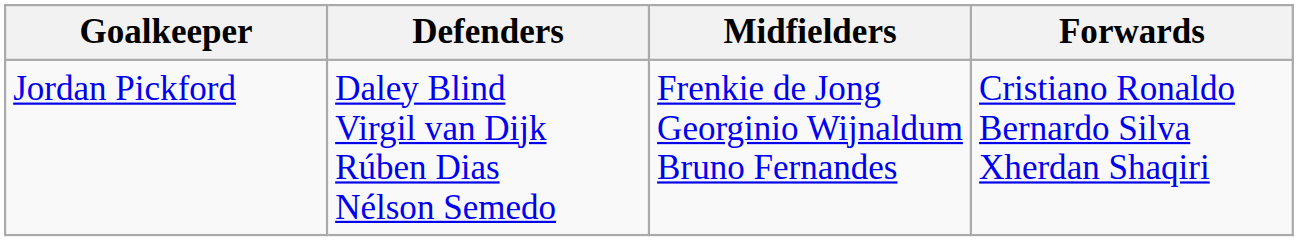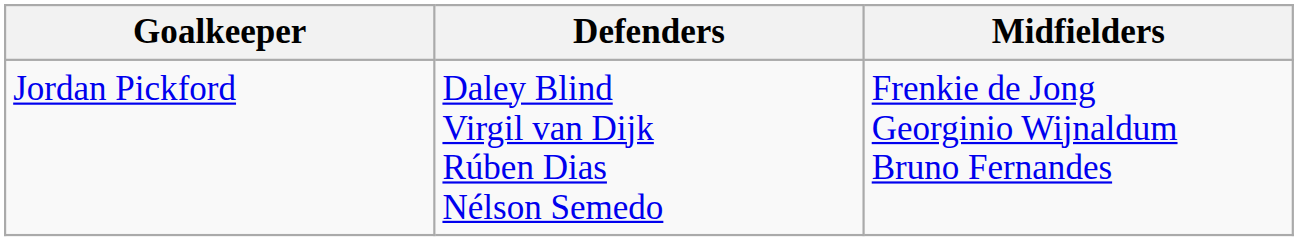- column: (1132, 32)
